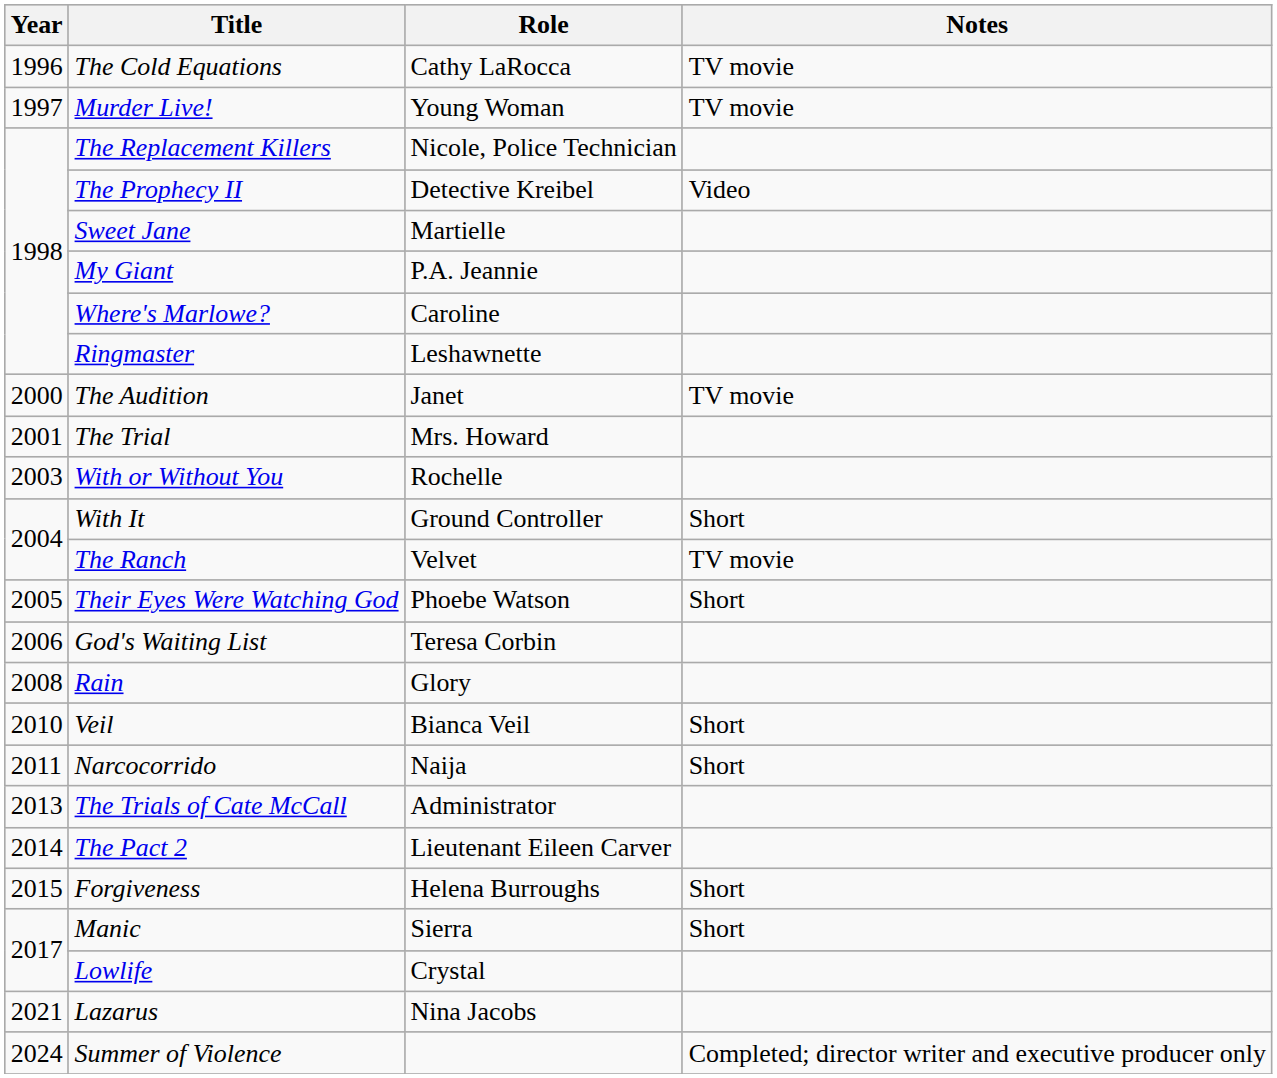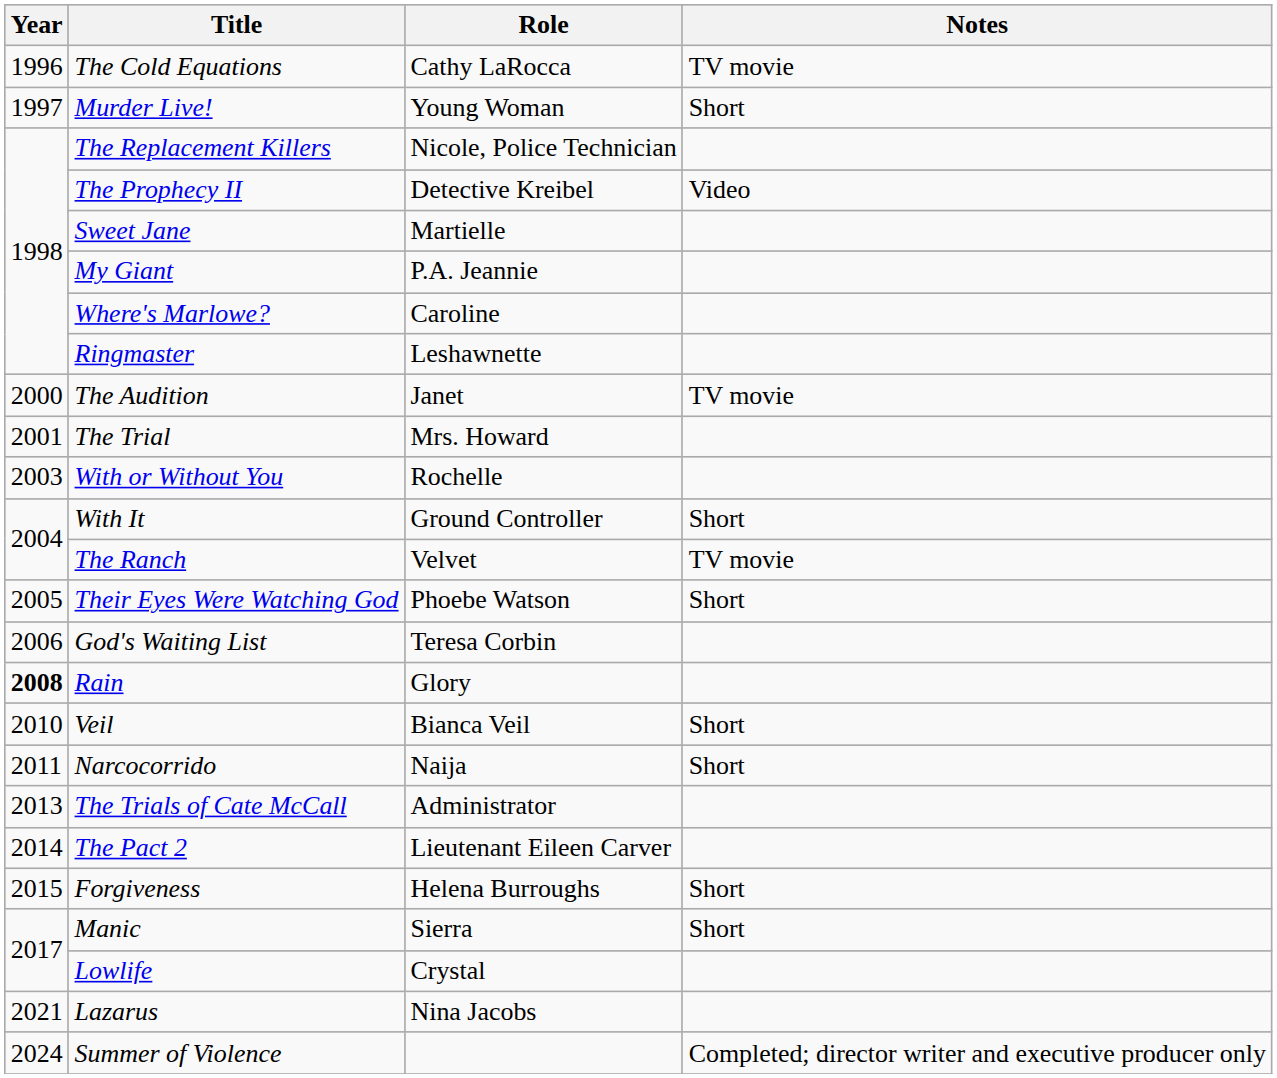(741, 107) TV movie -> (717, 107) Short
(37, 682) normal -> (37, 682) bold
